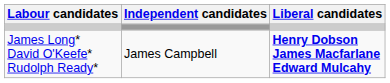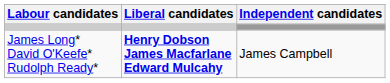columns swapped: (327, 14) <-> (195, 14)
